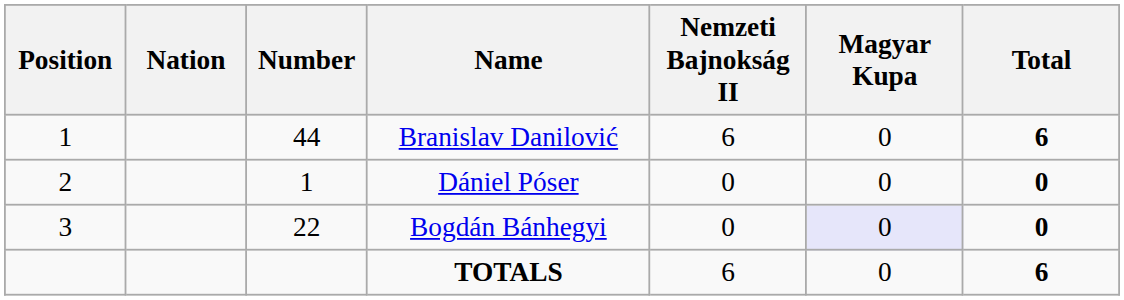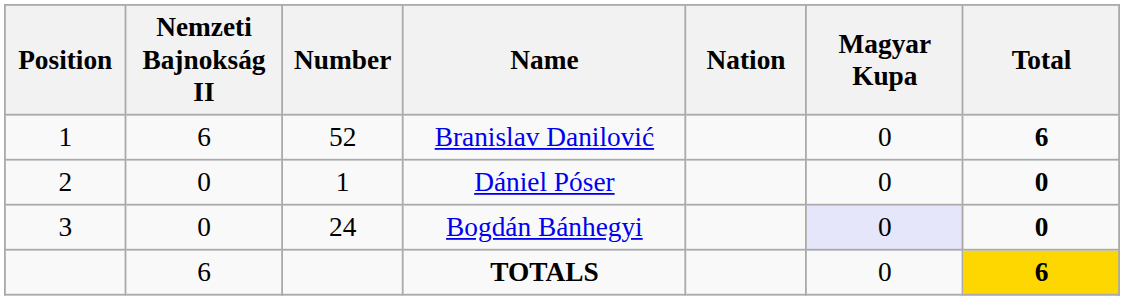columns swapped: (186, 59) <-> (728, 59)
(307, 137) 44 -> (343, 137) 52
(307, 227) 22 -> (343, 227) 24
(1042, 272) no background -> (1042, 272) gold background
